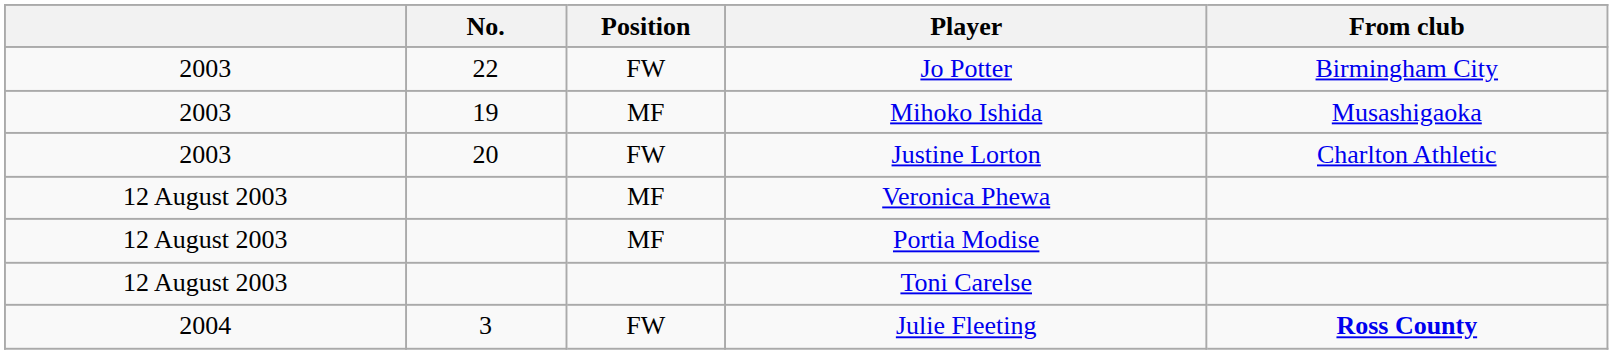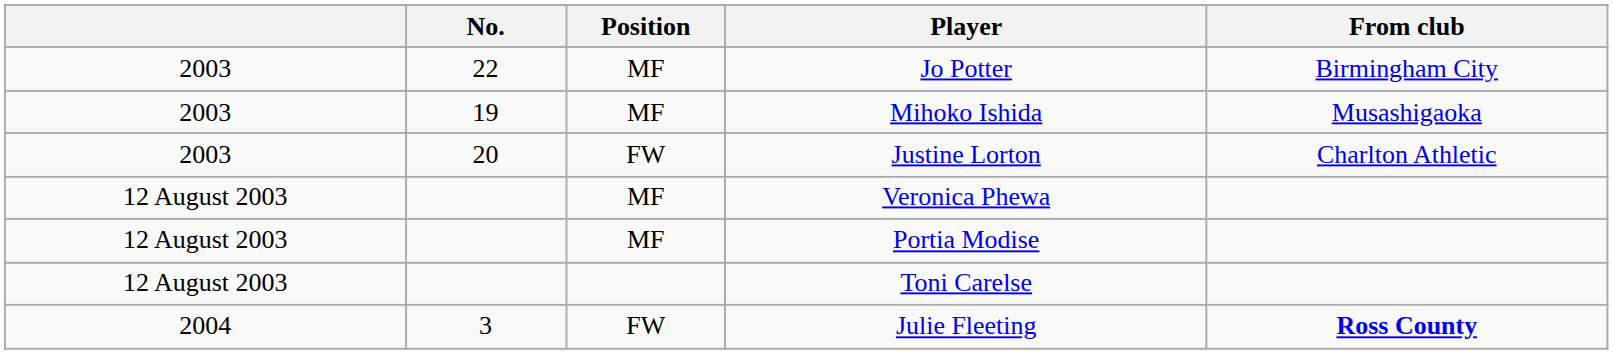(646, 68) FW -> (646, 68) MF
